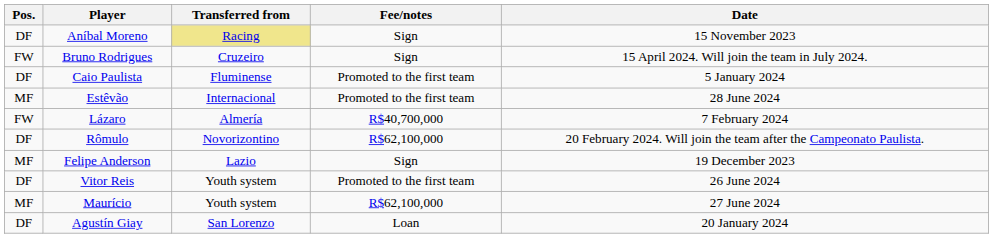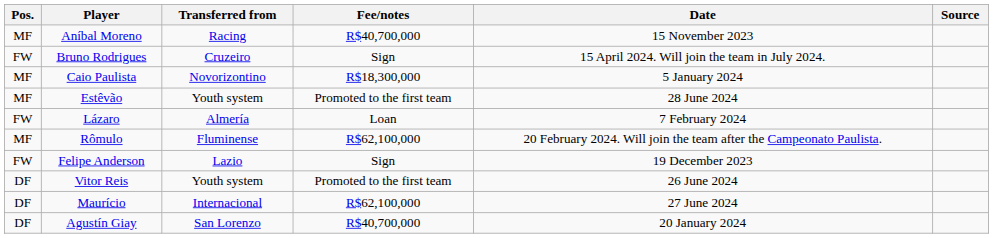+ column: (960, 14)
(24, 35) DF -> (23, 35) MF
(241, 35) khaki background -> (227, 35) no background
(406, 35) Sign -> (383, 35) R$40,700,000
(24, 77) DF -> (23, 77) MF
(241, 77) Fluminense -> (227, 77) Novorizontino
(406, 77) Promoted to the first team -> (383, 77) R$18,300,000
(241, 98) Internacional -> (227, 98) Youth system
(406, 118) R$40,700,000 -> (383, 118) Loan
(24, 139) DF -> (23, 139) MF
(241, 139) Novorizontino -> (227, 139) Fluminense
(24, 160) MF -> (23, 160) FW
(24, 202) MF -> (23, 202) DF
(241, 202) Youth system -> (227, 202) Internacional
(406, 222) Loan -> (383, 222) R$40,700,000
